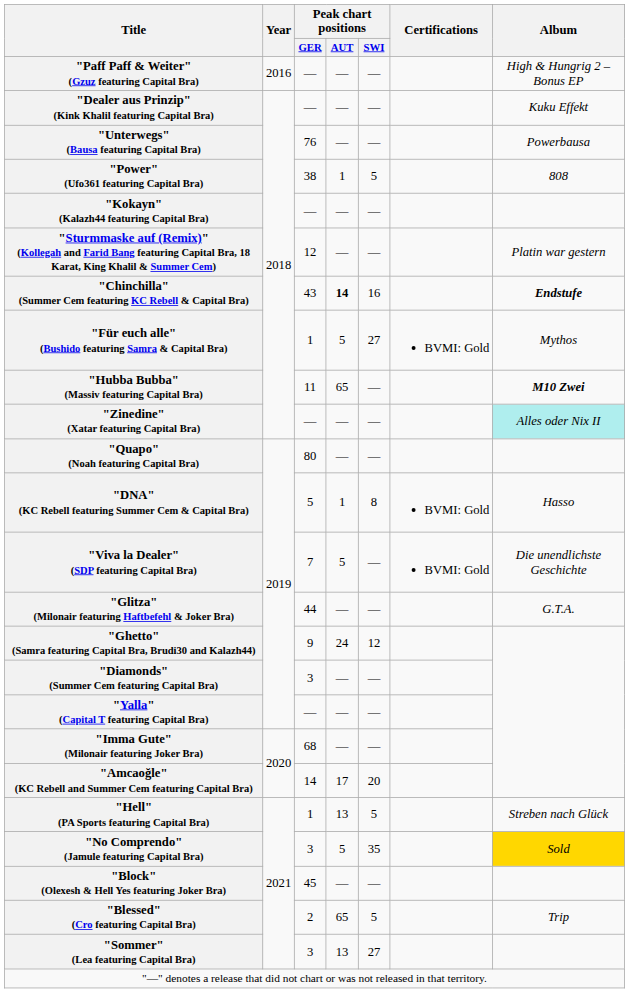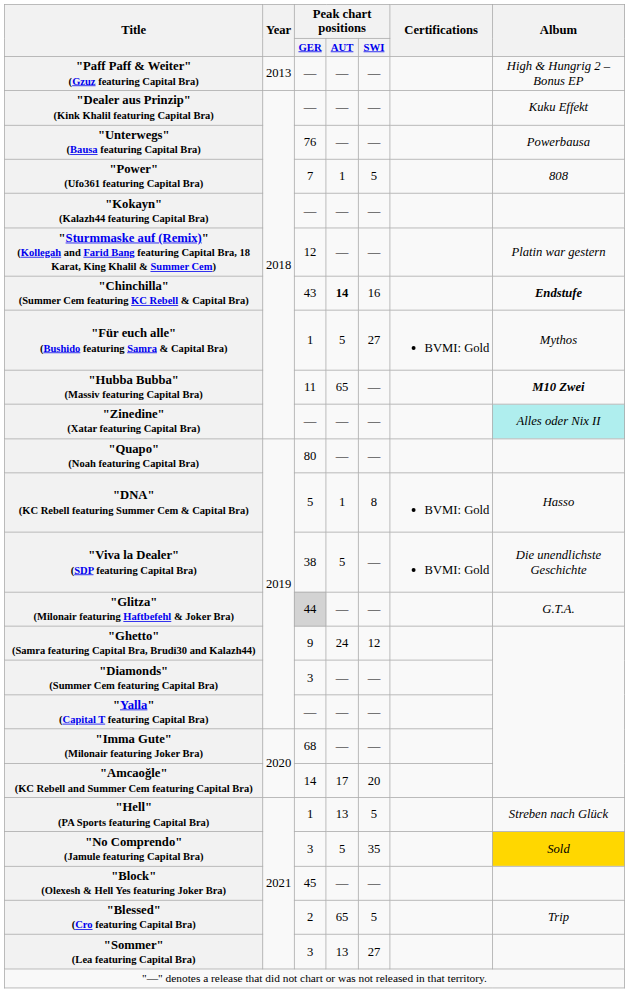(279, 73) 2016 -> (279, 73) 2013
(310, 176) 38 -> (310, 176) 7
(310, 562) 7 -> (310, 562) 38
(310, 609) no background -> (310, 609) lightgrey background
